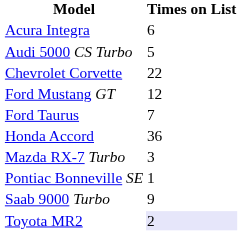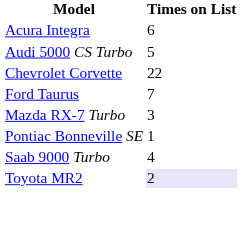- row: (60, 94)
- row: (49, 136)
(151, 199) 9 -> (151, 157) 4
